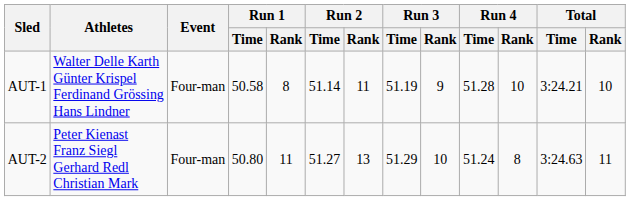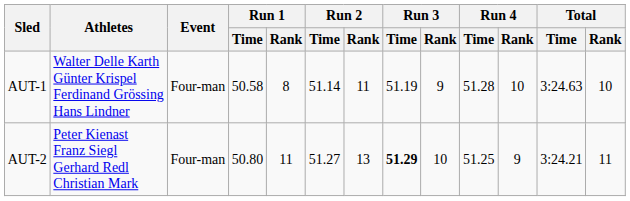(561, 87) 3:24.21 -> (561, 87) 3:24.63
(402, 159) normal -> (402, 159) bold
(479, 159) 51.24 -> (479, 159) 51.25
(517, 159) 8 -> (517, 159) 9
(561, 159) 3:24.63 -> (561, 159) 3:24.21
